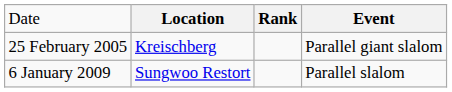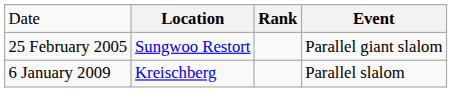(176, 46) Kreischberg -> (193, 46) Sungwoo Restort
(193, 73) Sungwoo Restort -> (176, 73) Kreischberg
